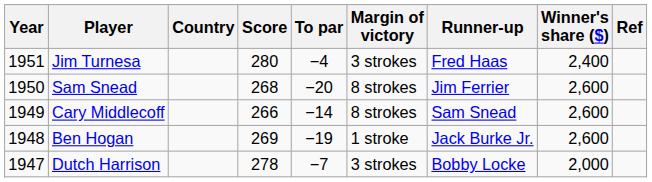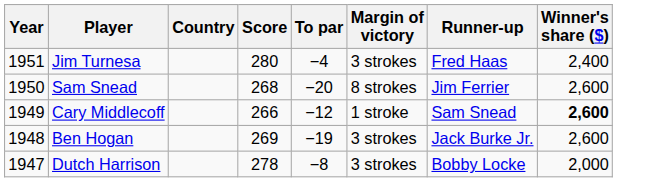- column: (630, 27)
(319, 113) −14 -> (319, 113) −12
(384, 113) 8 strokes -> (380, 113) 1 stroke
(589, 113) normal -> (589, 113) bold
(380, 139) 1 stroke -> (384, 139) 3 strokes
(319, 165) −7 -> (319, 165) −8
